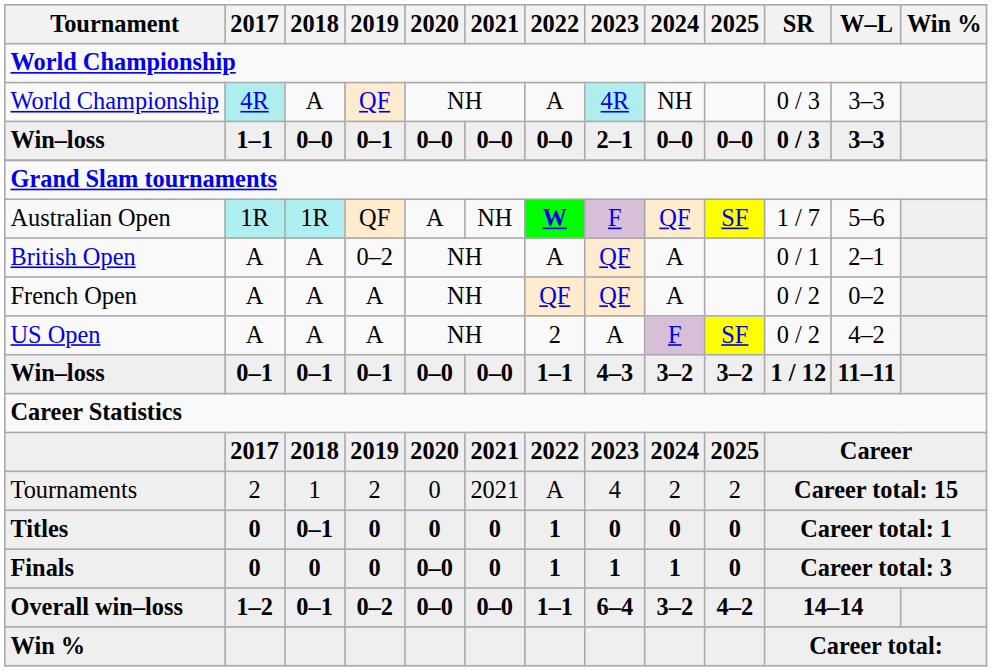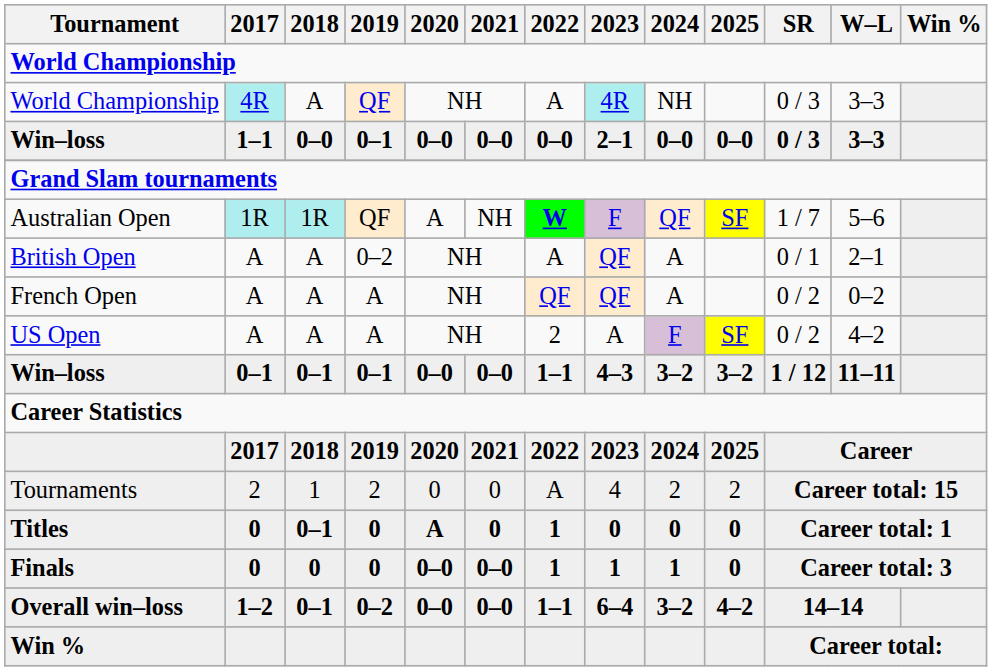(495, 490) 2021 -> (495, 490) 0
(435, 529) 0 -> (435, 529) A
(495, 568) 0 -> (495, 568) 0–0
